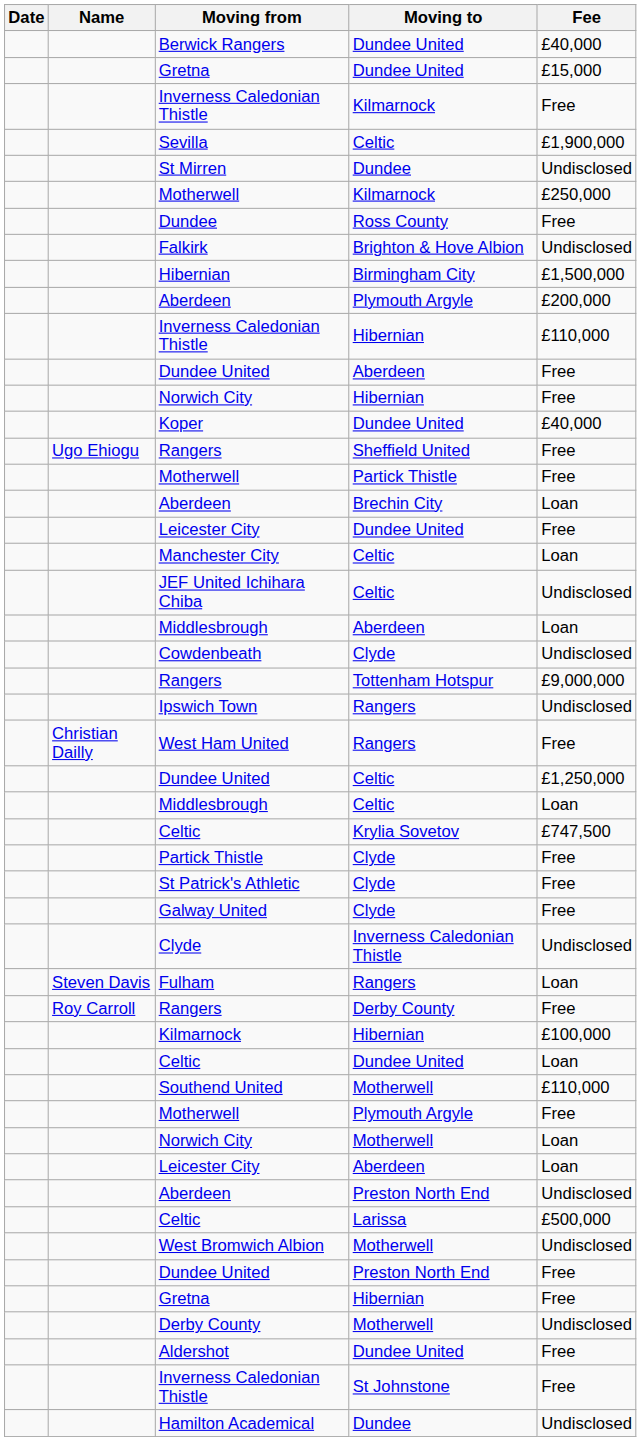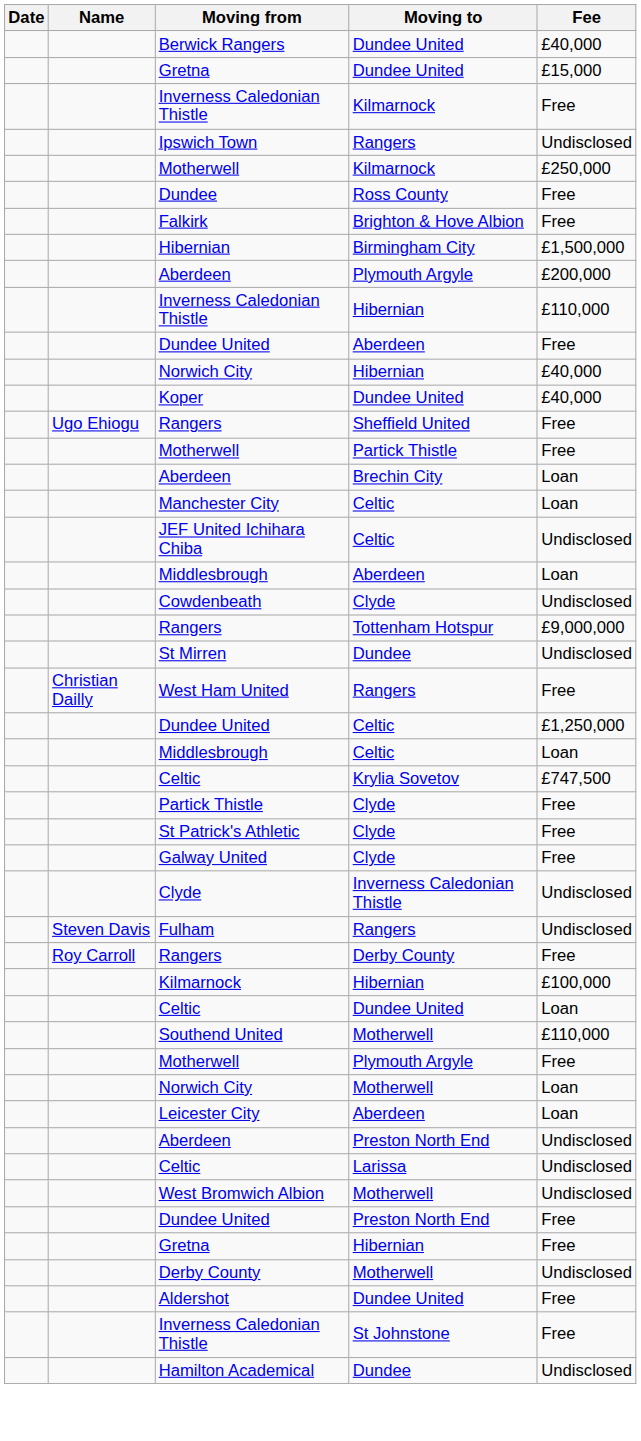- row: (183, 141)
rows swapped: (192, 168) <-> (208, 707)
(587, 247) Undisclosed -> (558, 221) Free
(558, 398) Free -> (571, 371) £40,000
- row: (209, 530)
(560, 982) Loan -> (587, 929) Undisclosed
(576, 1219) £500,000 -> (587, 1166) Undisclosed
